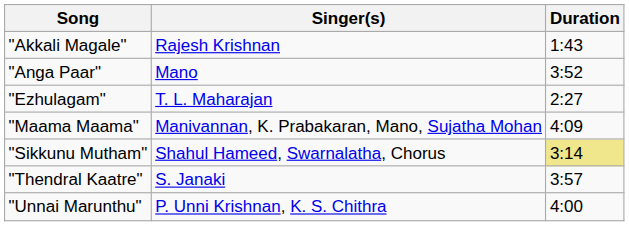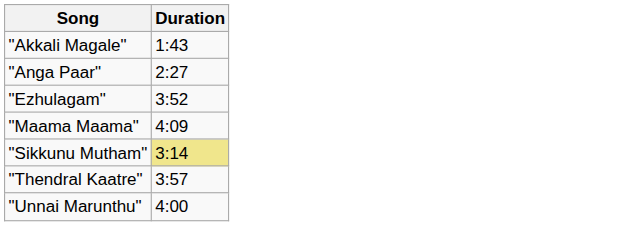- column: (349, 18)
(566, 72) 3:52 -> (172, 72) 2:27
(566, 99) 2:27 -> (172, 99) 3:52
